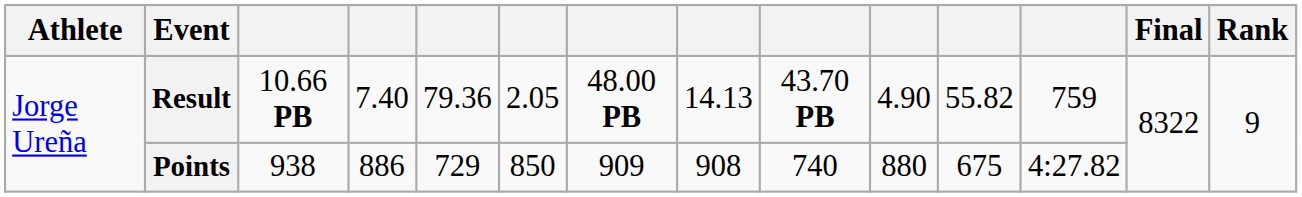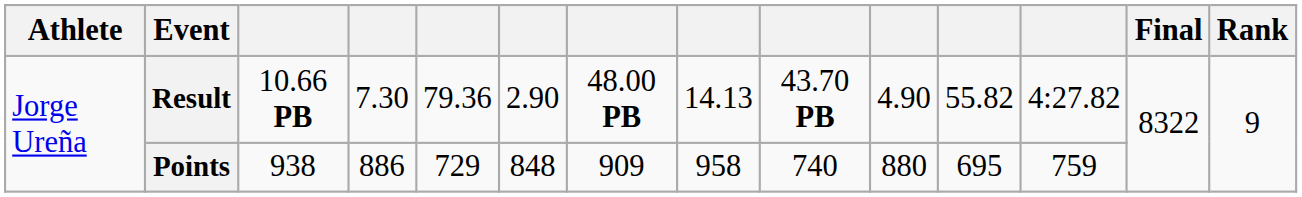(382, 98) 7.40 -> (382, 98) 7.30
(533, 98) 2.05 -> (533, 98) 2.90
(1074, 98) 759 -> (1074, 98) 4:27.82
(533, 166) 850 -> (533, 166) 848
(718, 166) 908 -> (718, 166) 958
(979, 166) 675 -> (979, 166) 695
(1074, 166) 4:27.82 -> (1074, 166) 759
